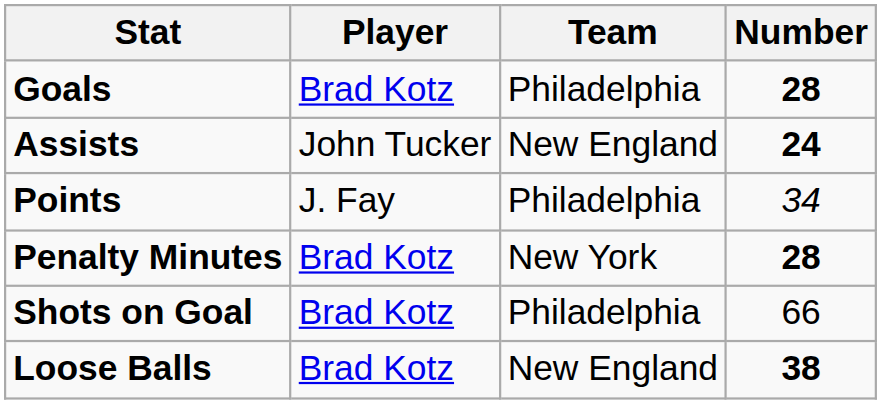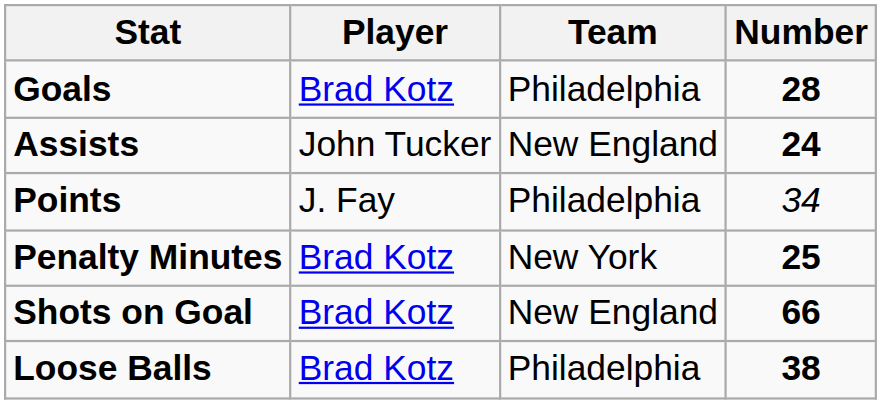(801, 256) 28 -> (801, 256) 25
(604, 312) Philadelphia -> (613, 312) New England
(801, 312) normal -> (801, 312) bold
(613, 369) New England -> (604, 369) Philadelphia
